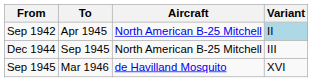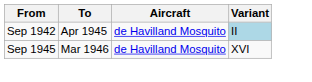(188, 31) North American B-25 Mitchell -> (170, 31) de Havilland Mosquito
- row: (31, 49)
